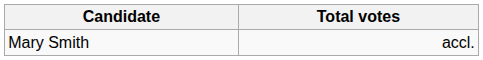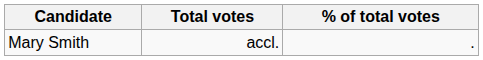+ column: (381, 17)
